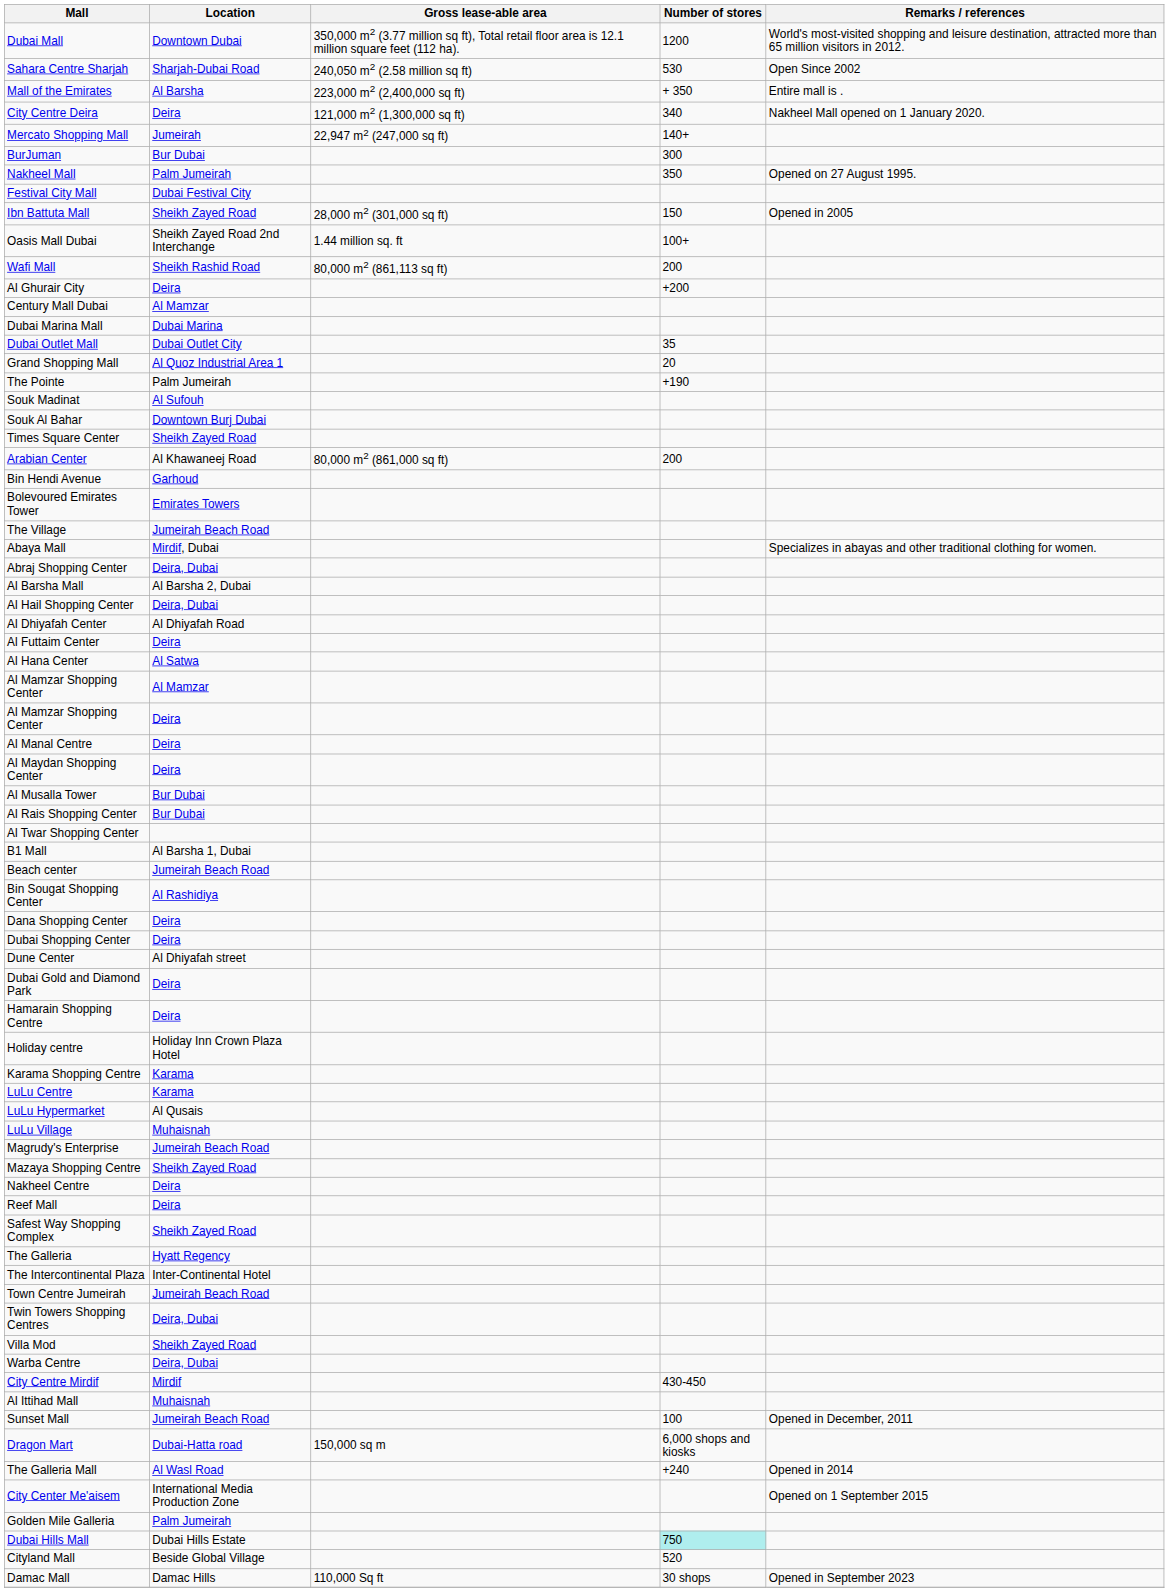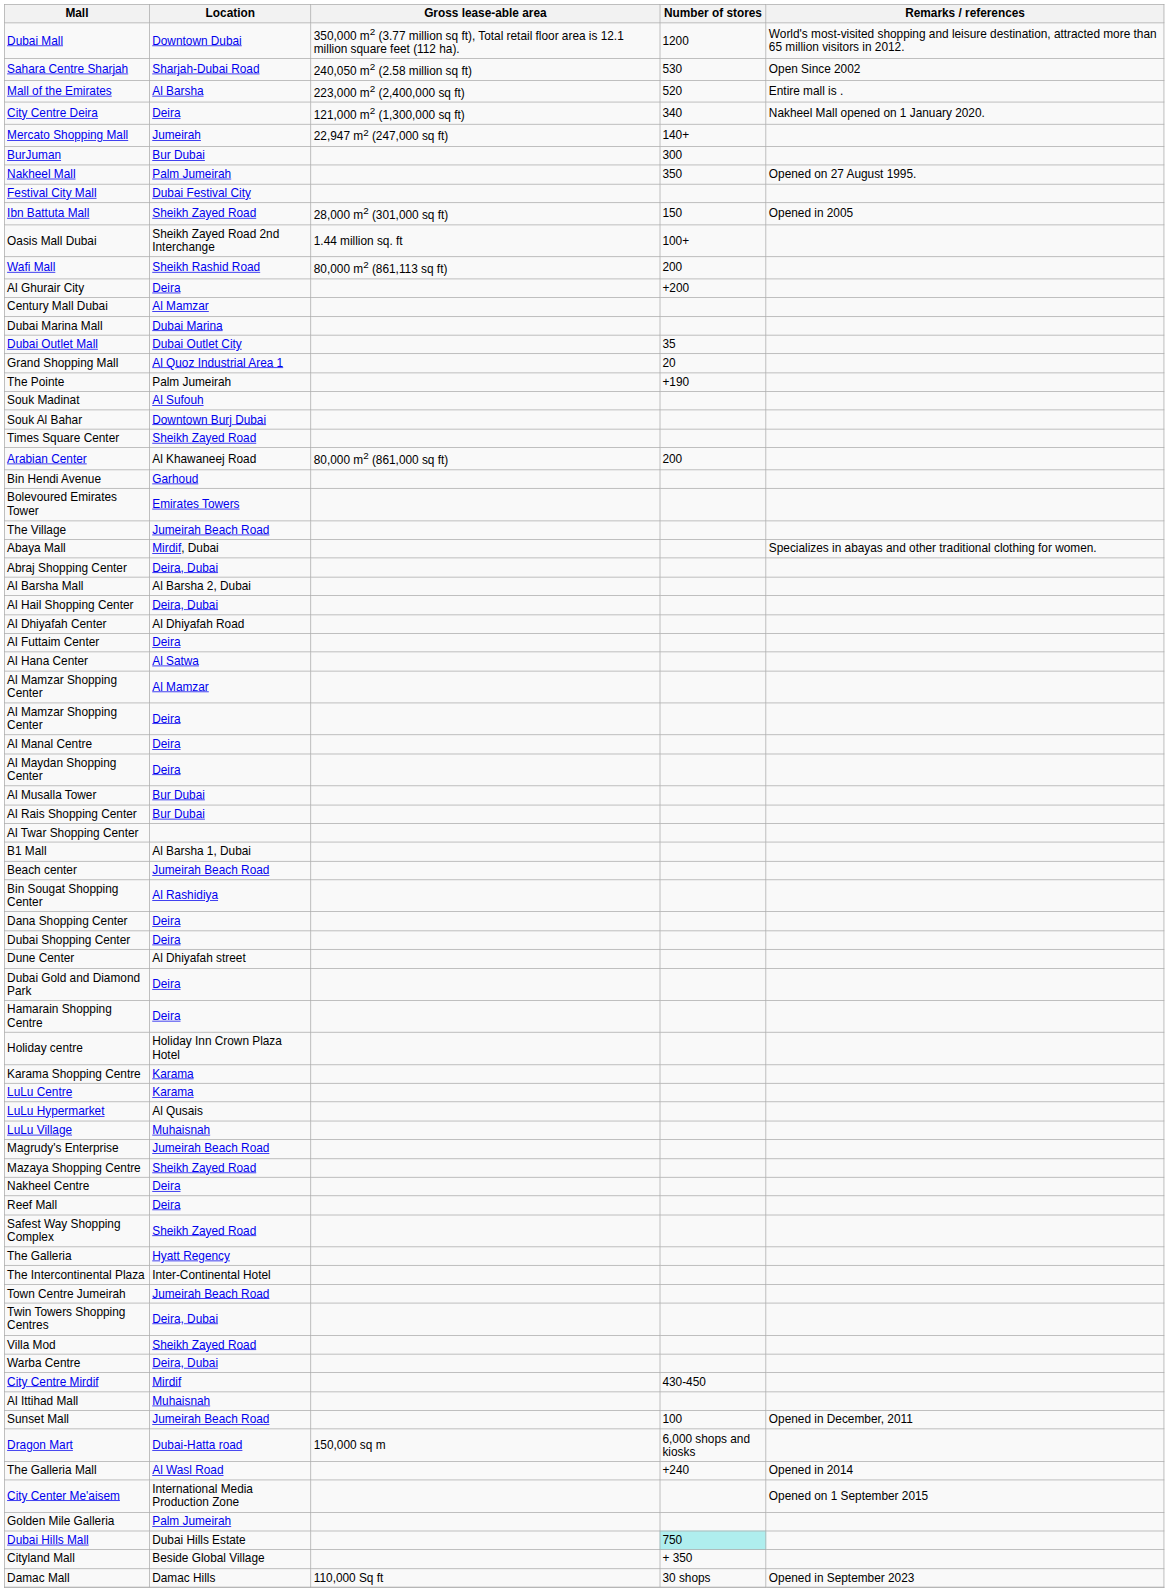(677, 91) + 350 -> (672, 91) 520
(672, 1559) 520 -> (677, 1559) + 350
